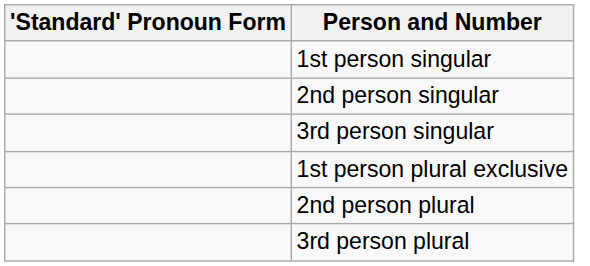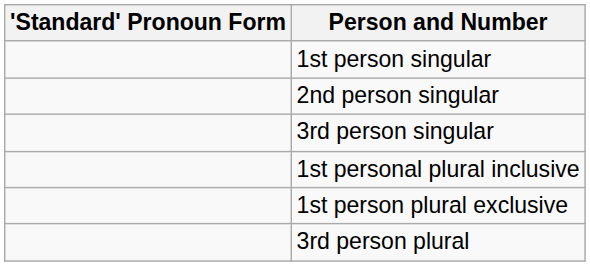+ row: (438, 168)
- row: (386, 205)
